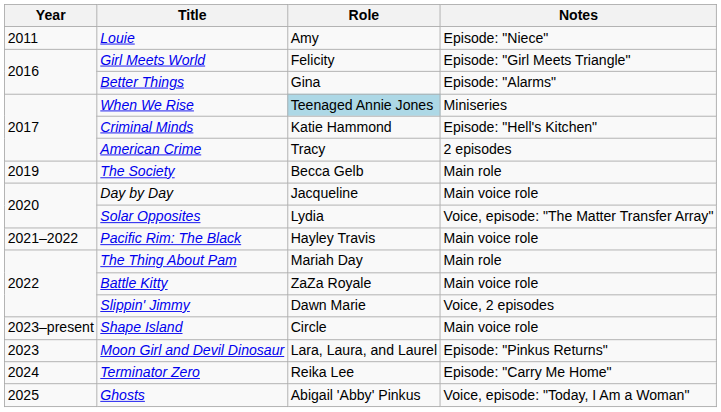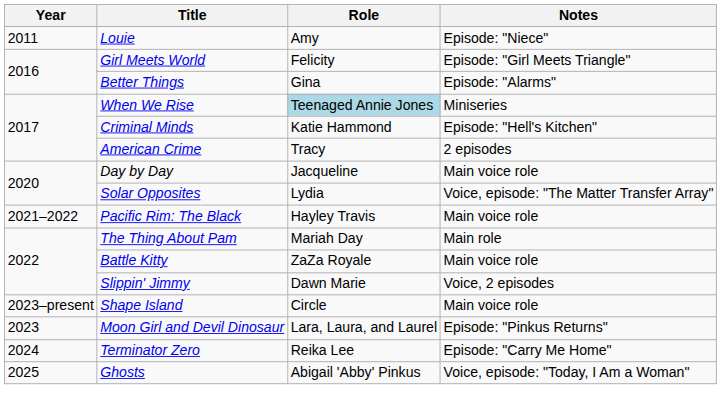- row: (137, 171)
